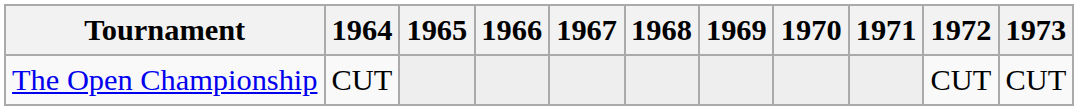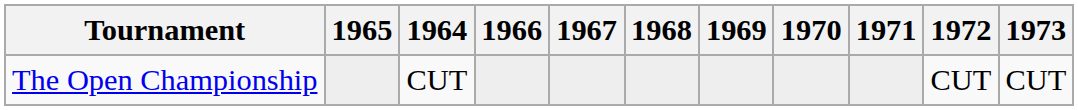columns swapped: (362, 29) <-> (437, 29)
